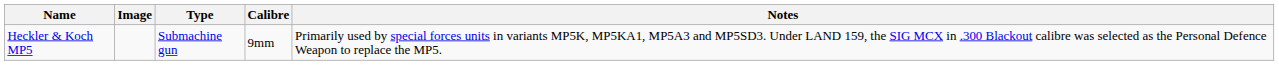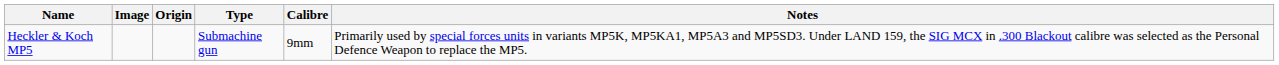+ column: (174, 14)
